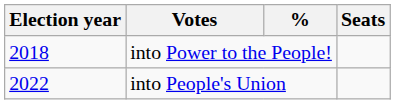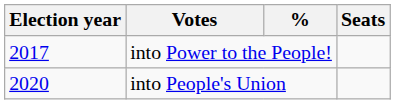(29, 51) 2018 -> (29, 51) 2017
(29, 83) 2022 -> (29, 83) 2020
